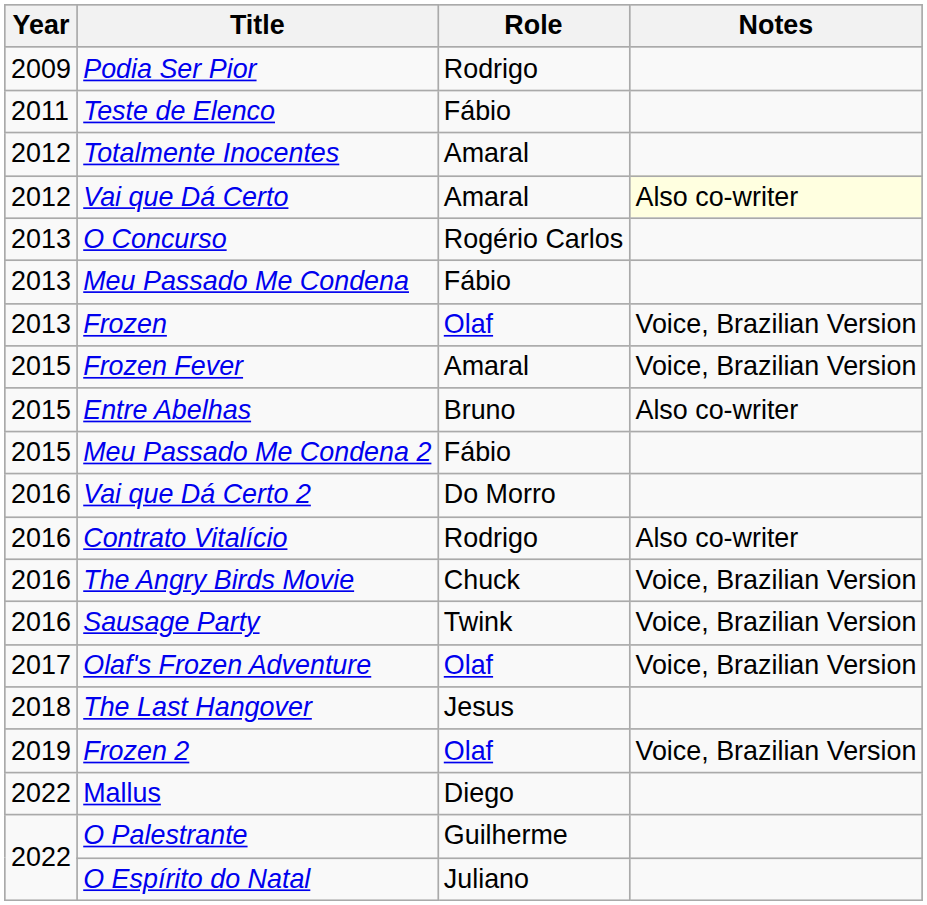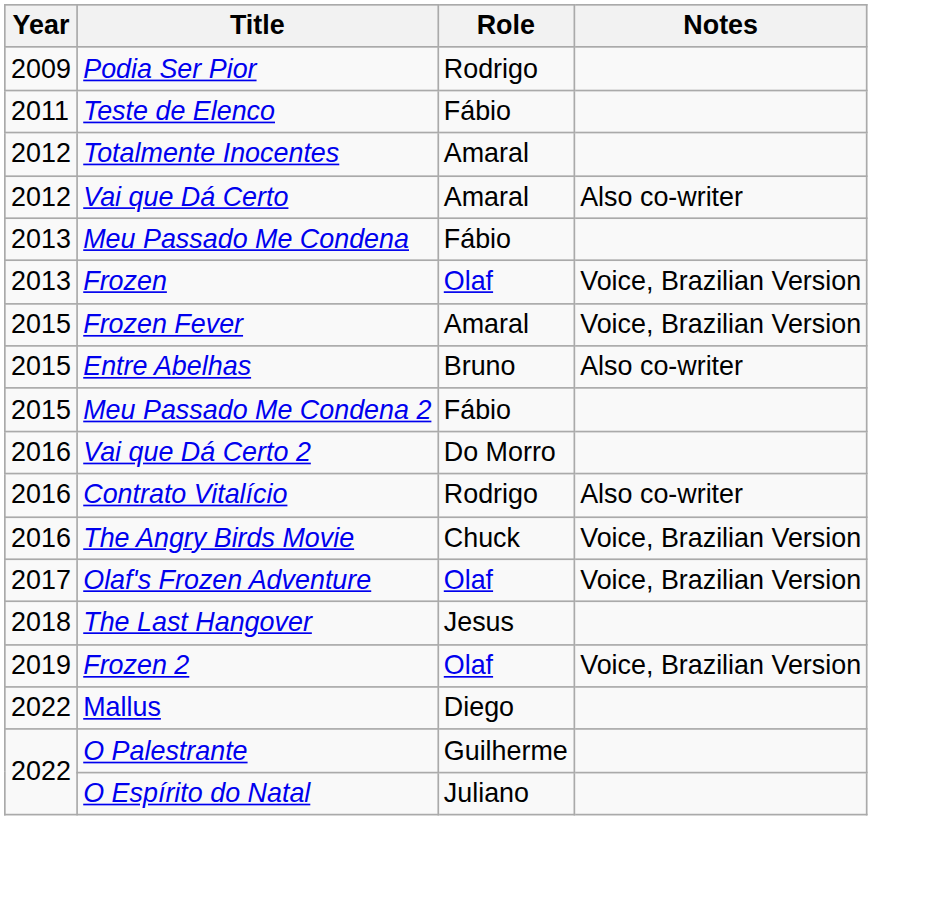(717, 196) lightyellow background -> (662, 196) no background
- row: (155, 238)
- row: (171, 622)
